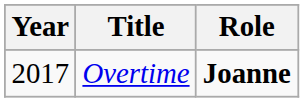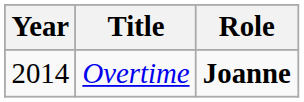(40, 73) 2017 -> (40, 73) 2014
